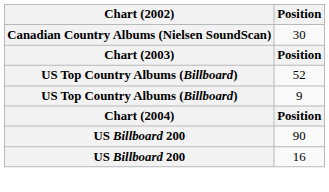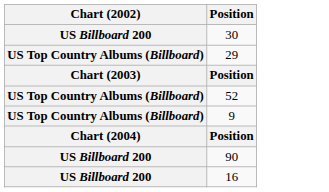(139, 34) Canadian Country Albums (Nielsen SoundScan) -> (106, 34) US Billboard 200
+ row: (232, 55)
